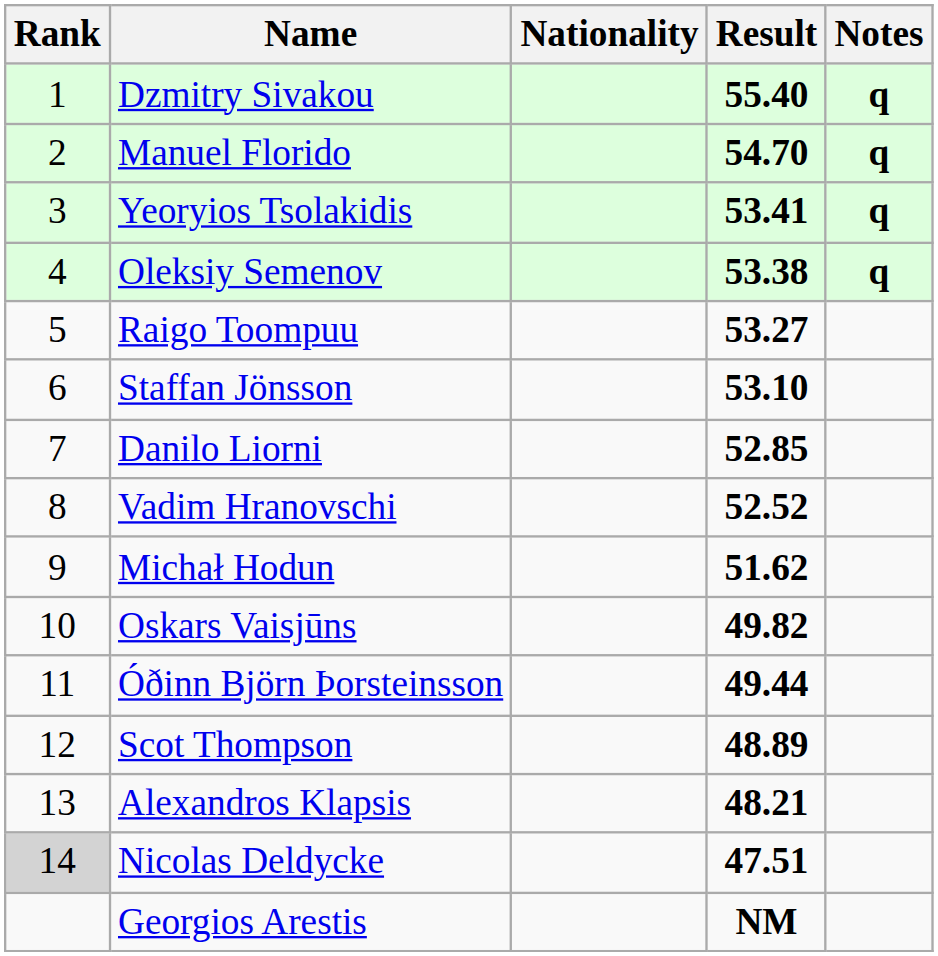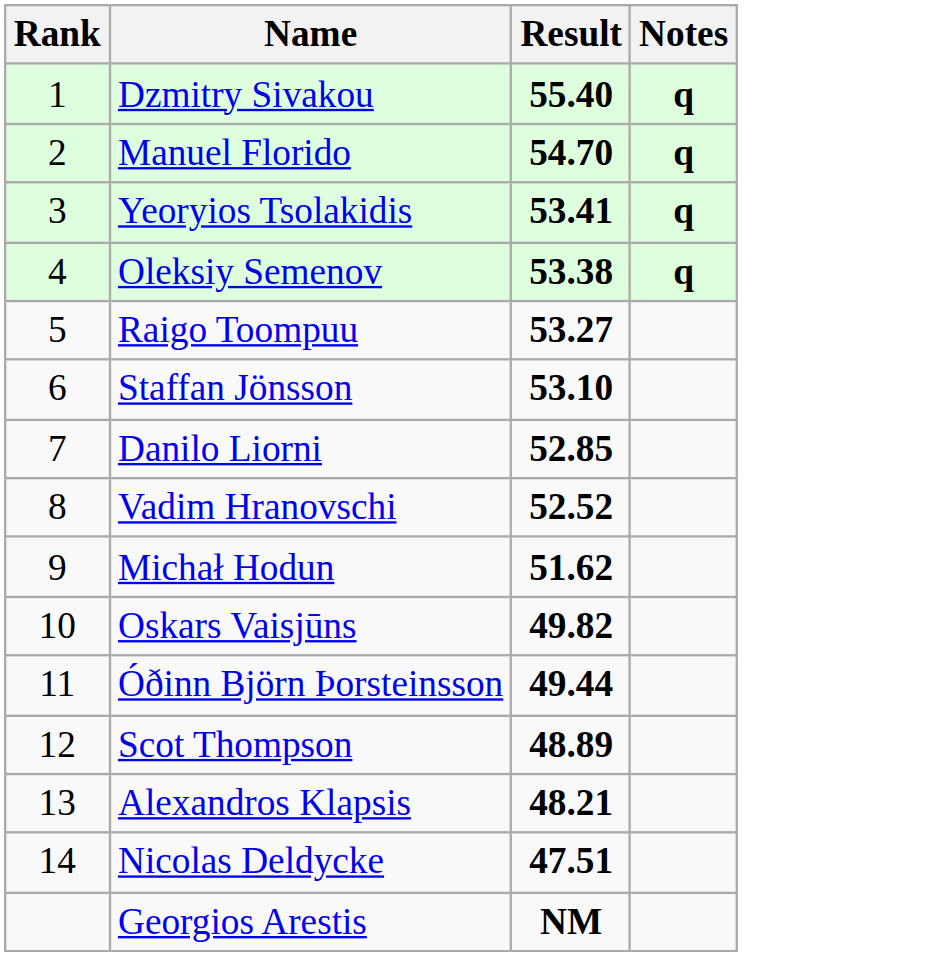- column: (609, 34)
(57, 861) lightgrey background -> (57, 861) no background
